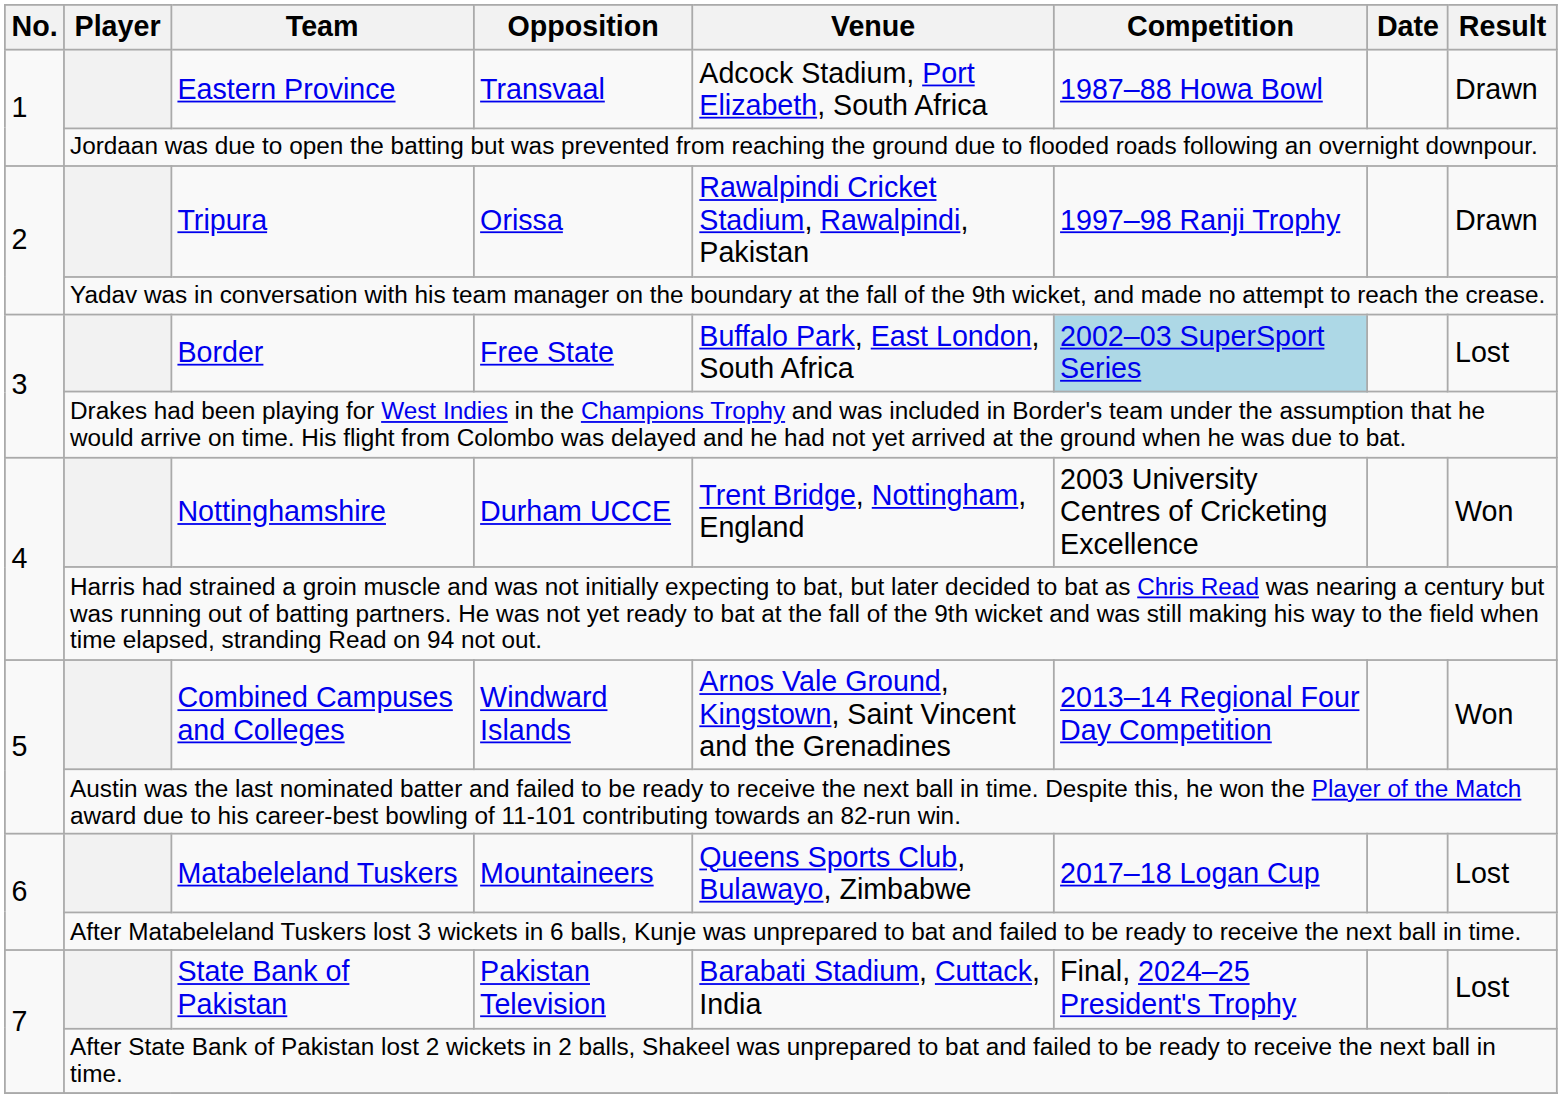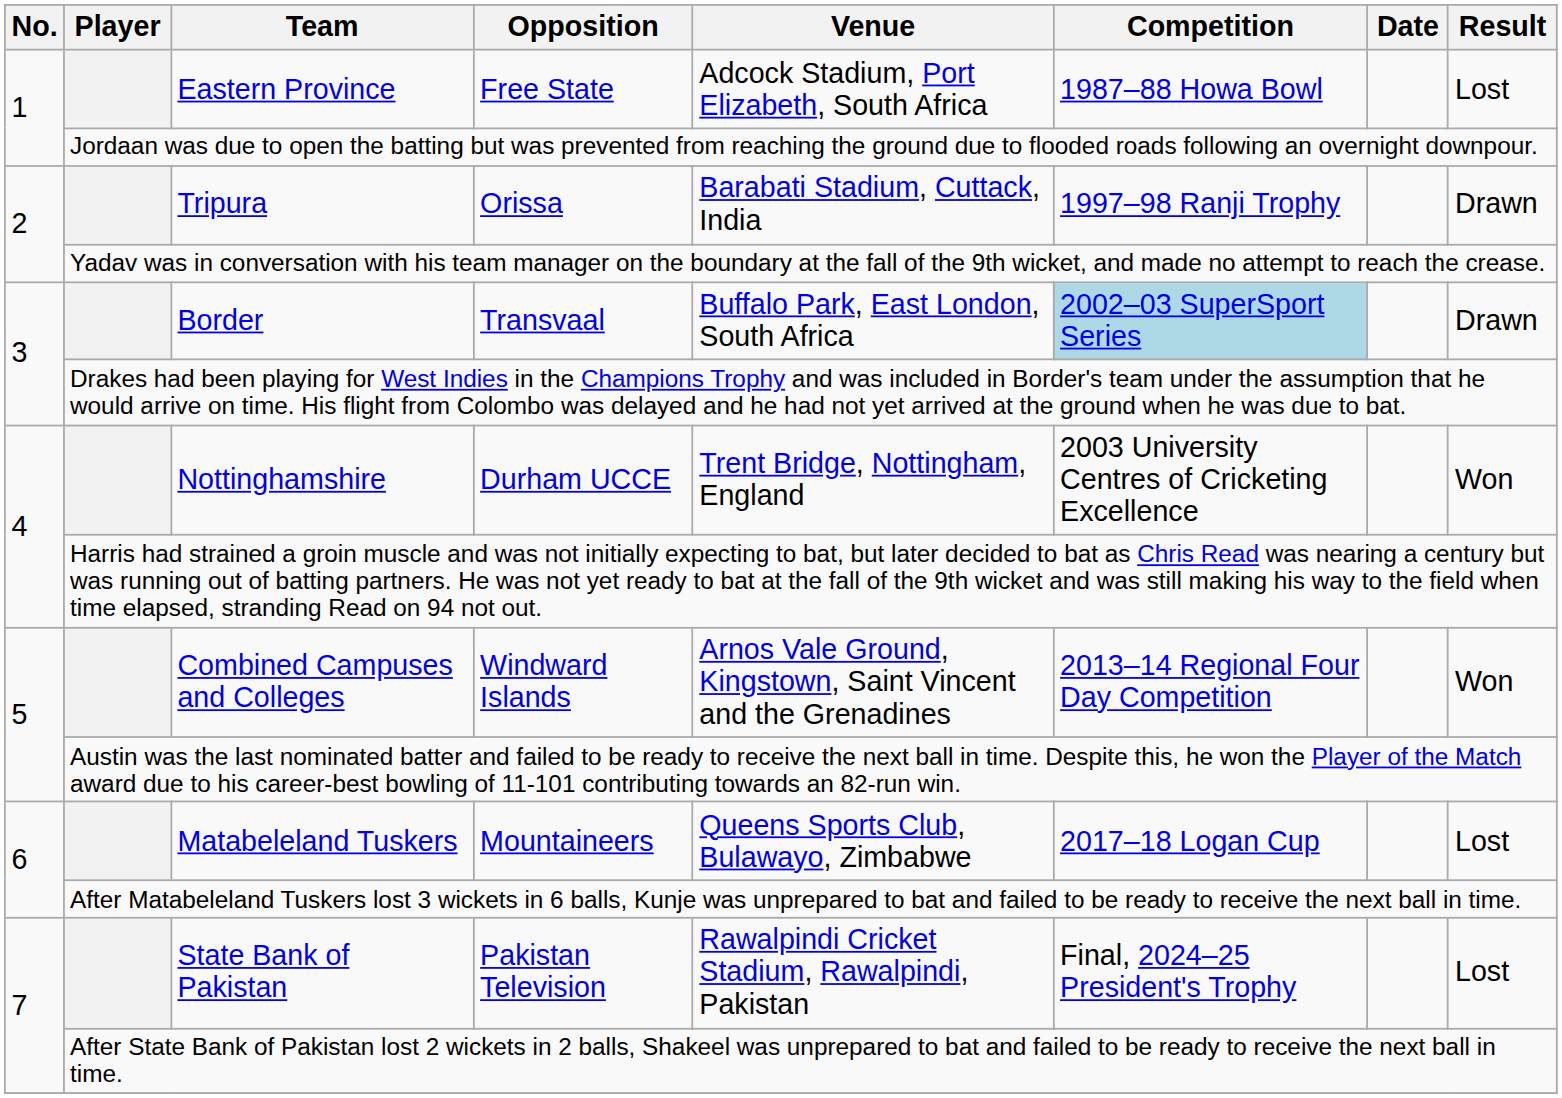(542, 88) Transvaal -> (547, 88) Free State
(1496, 88) Drawn -> (1482, 88) Lost
(834, 220) Rawalpindi Cricket Stadium, Rawalpindi, Pakistan -> (870, 204) Barabati Stadium, Cuttack, India
(547, 352) Free State -> (542, 320) Transvaal
(1482, 352) Lost -> (1496, 320) Drawn
(870, 988) Barabati Stadium, Cuttack, India -> (834, 972) Rawalpindi Cricket Stadium, Rawalpindi, Pakistan
